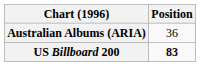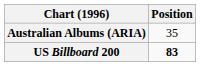(172, 33) 36 -> (172, 33) 35
